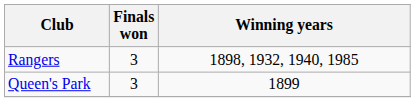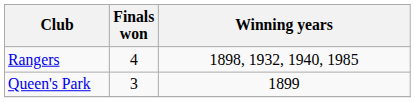(134, 59) 3 -> (134, 59) 4
